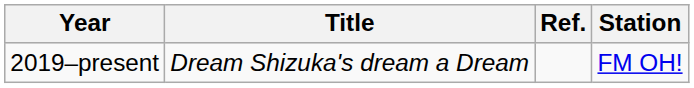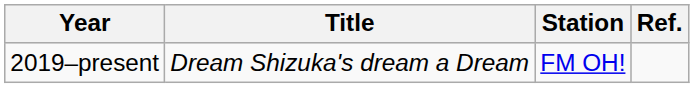columns swapped: (640, 23) <-> (563, 23)
